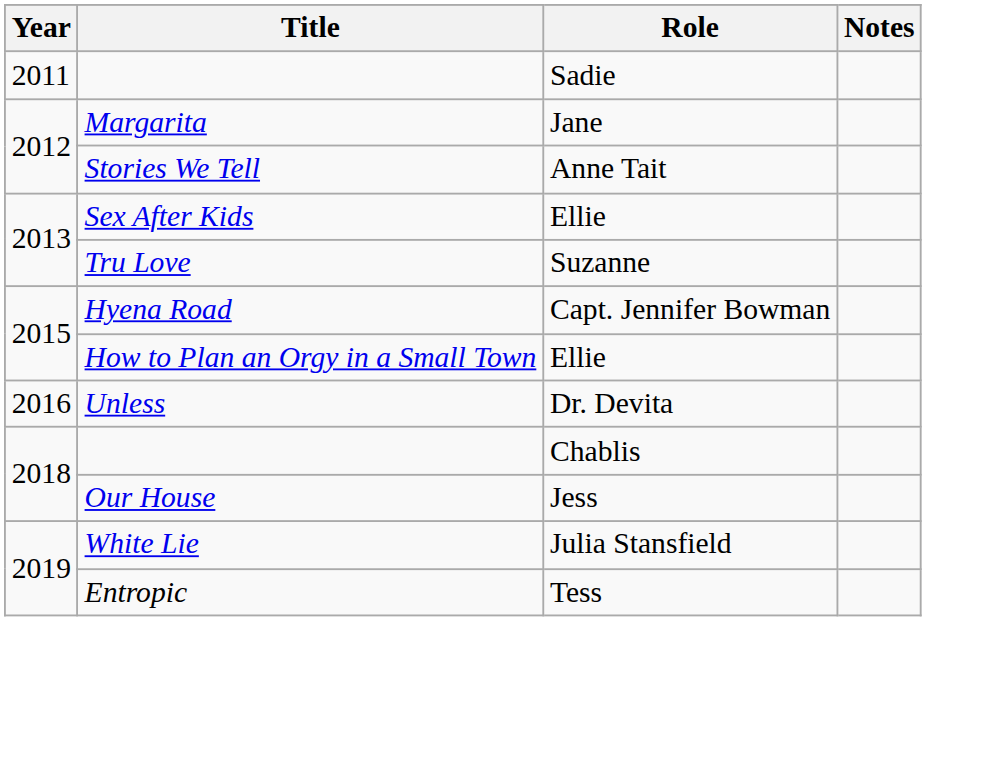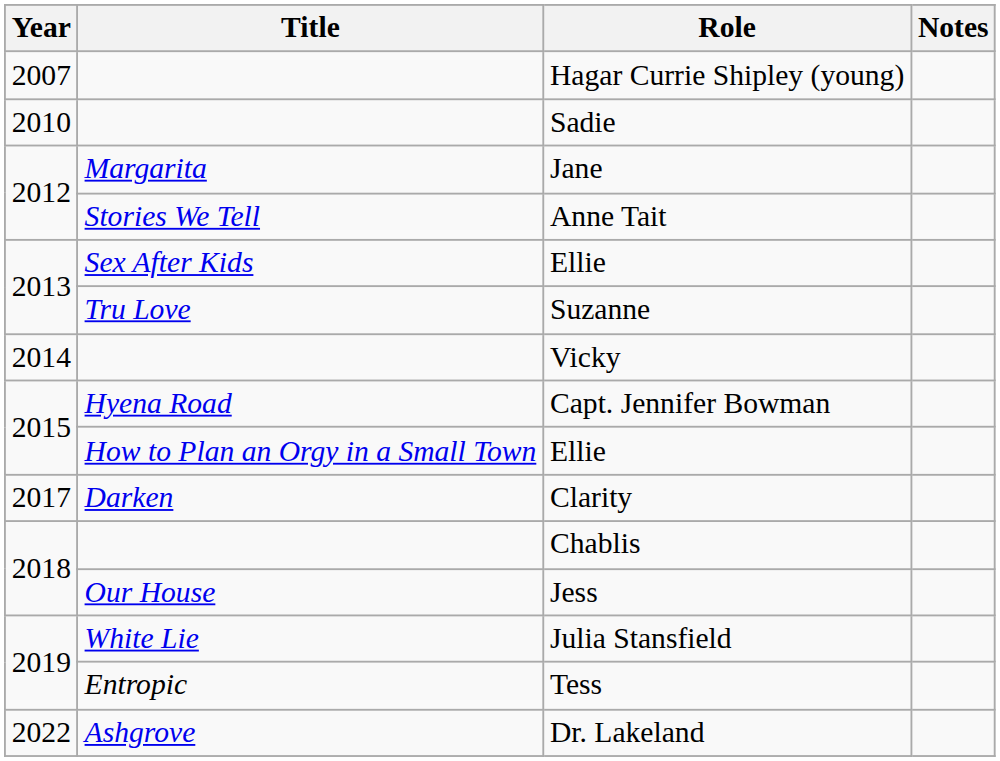+ row: (310, 75)
(41, 74) 2011 -> (41, 121) 2010
+ row: (310, 357)
- row: (125, 403)
+ row: (129, 497)
+ row: (140, 732)
